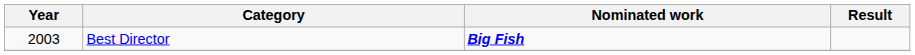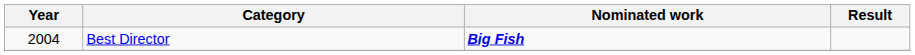(44, 38) 2003 -> (44, 38) 2004
